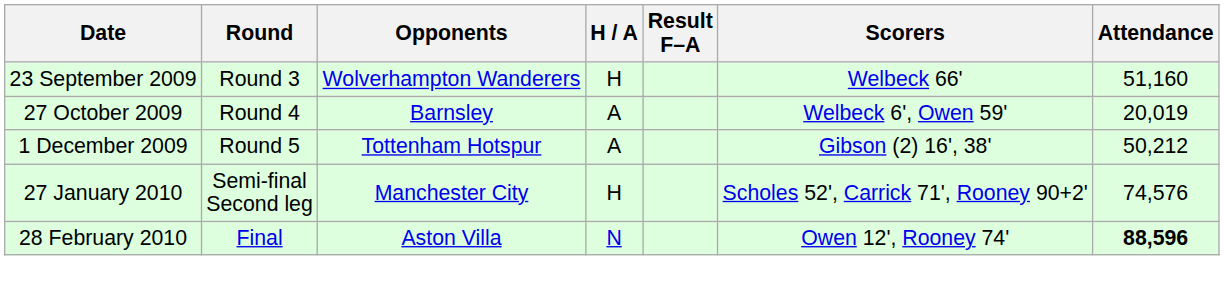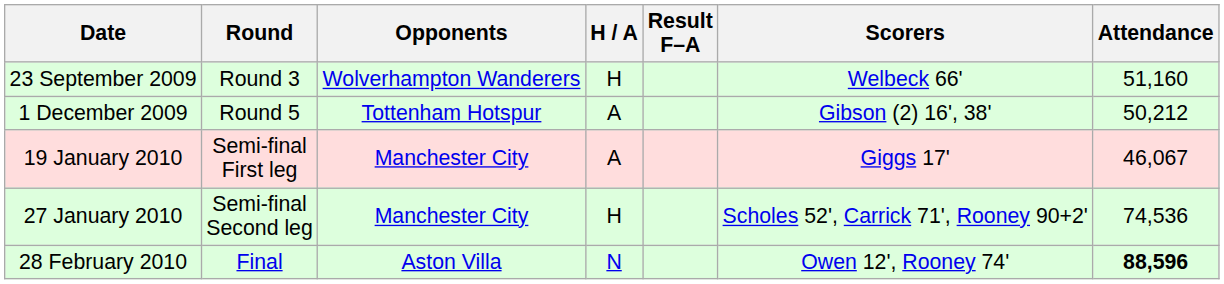- row: (103, 112)
+ row: (103, 158)
(1156, 192) 74,576 -> (1156, 216) 74,536
